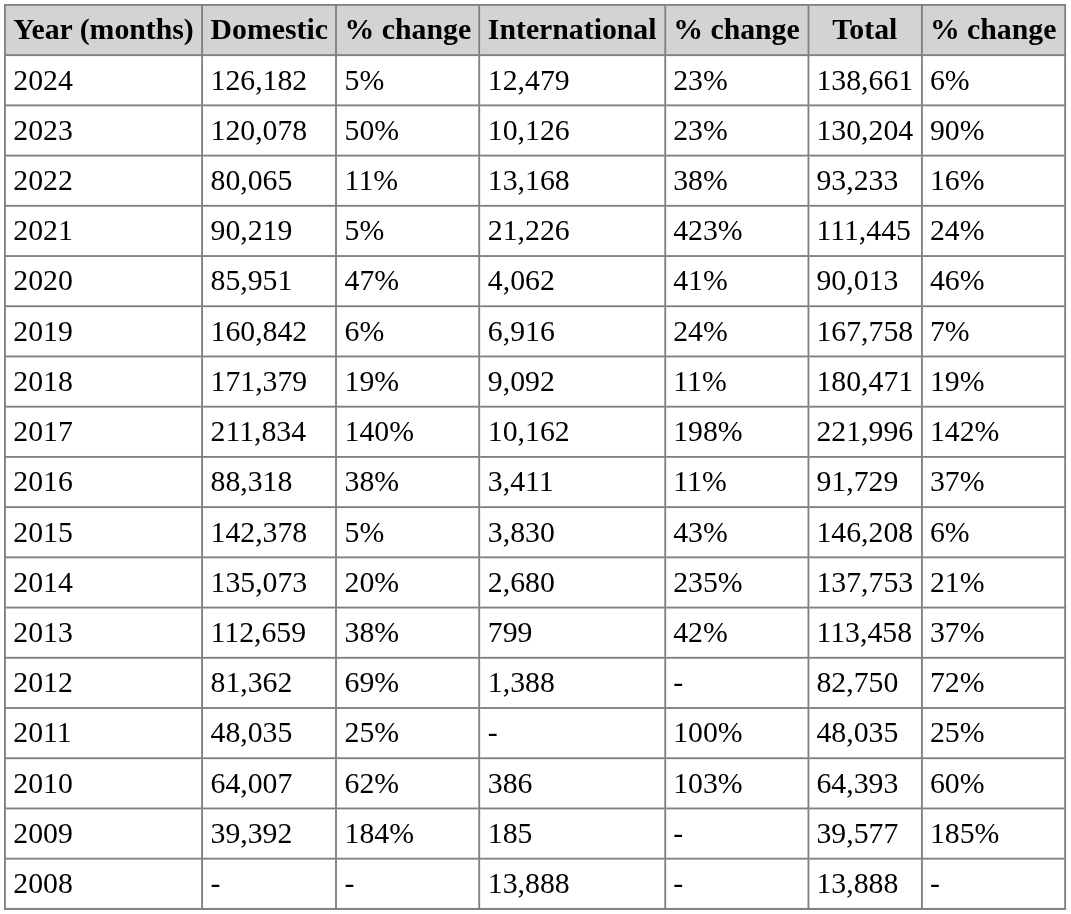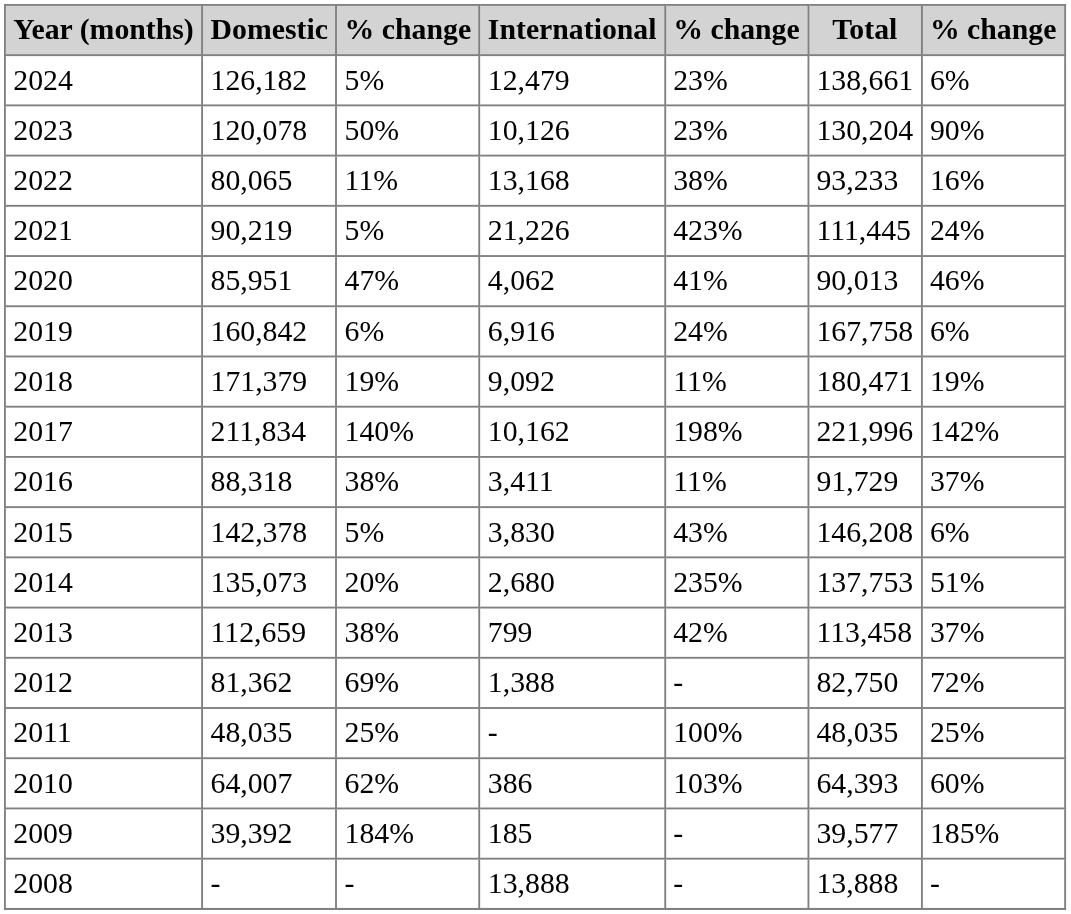(950, 330) 7% -> (950, 330) 6%
(957, 582) 21% -> (957, 582) 51%
